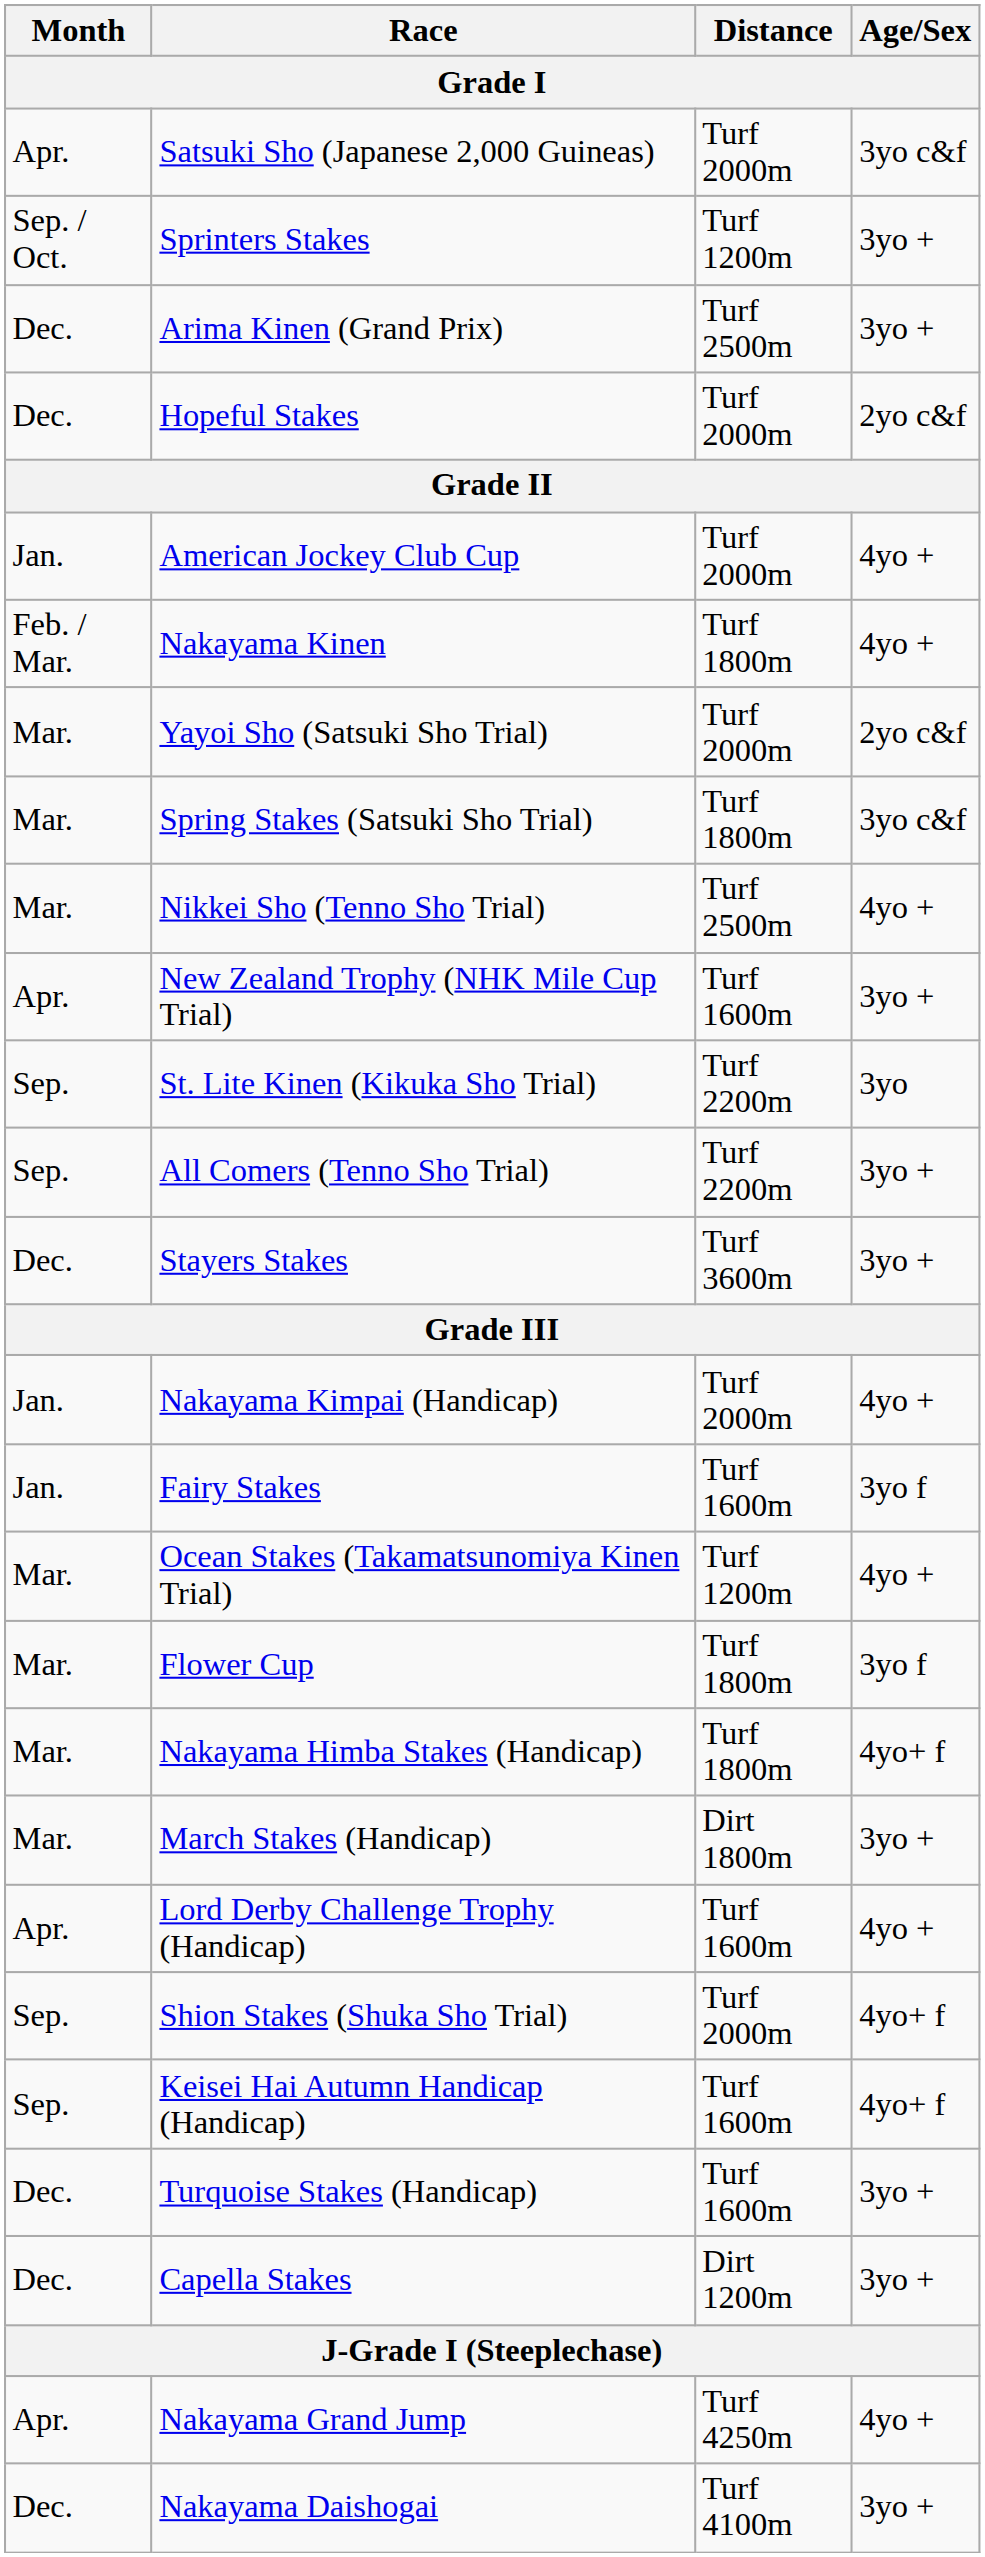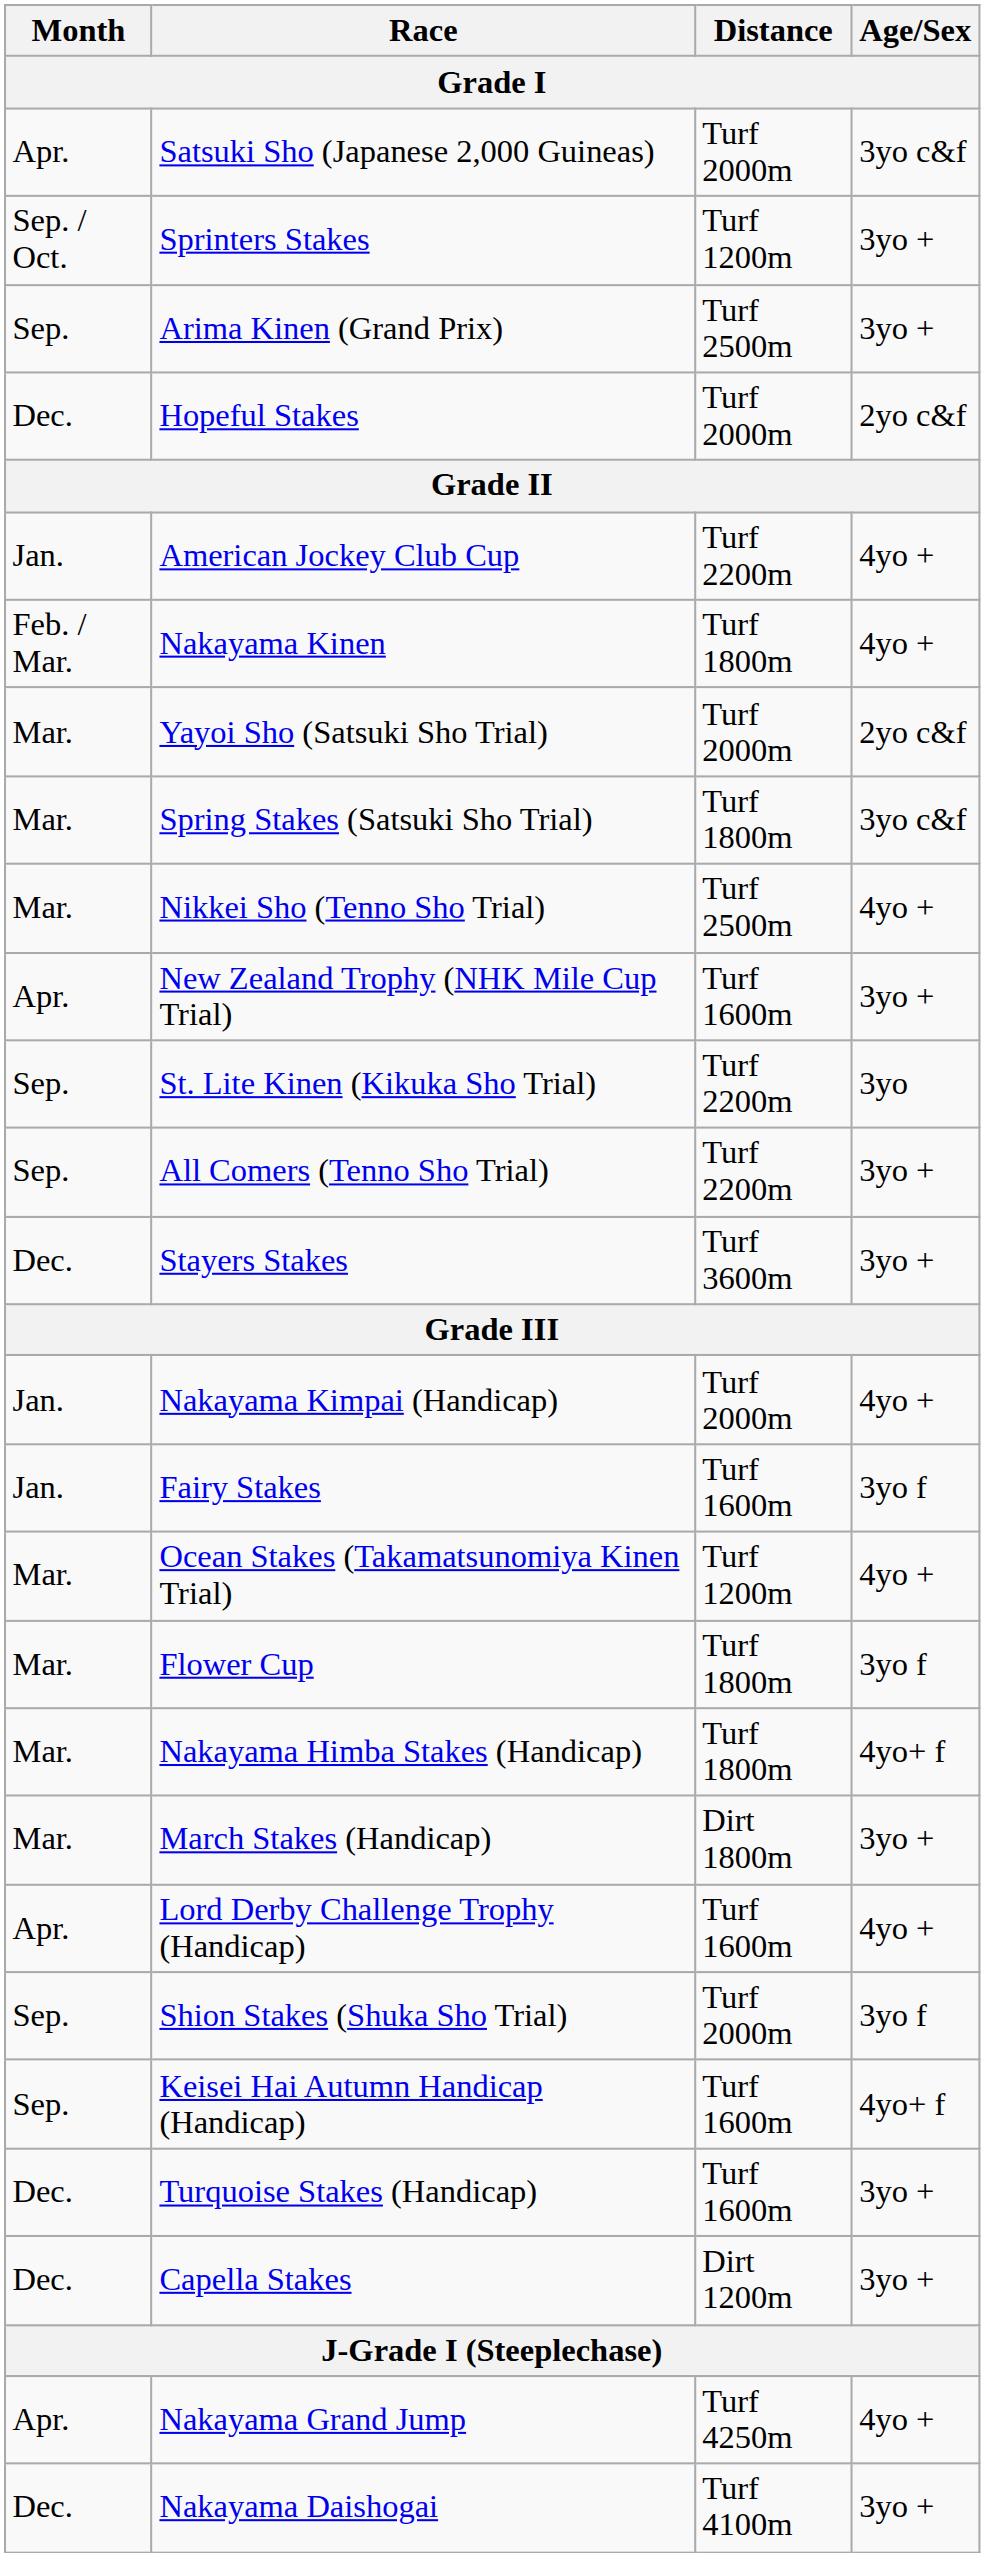(43, 327) Dec. -> (41, 327) Sep.
(747, 555) Turf 2000m -> (747, 555) Turf 2200m
(902, 2015) 4yo+ f -> (893, 2015) 3yo f
